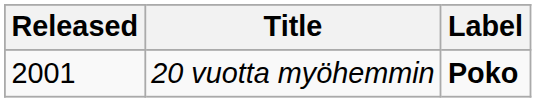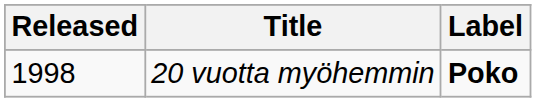(44, 73) 2001 -> (44, 73) 1998
